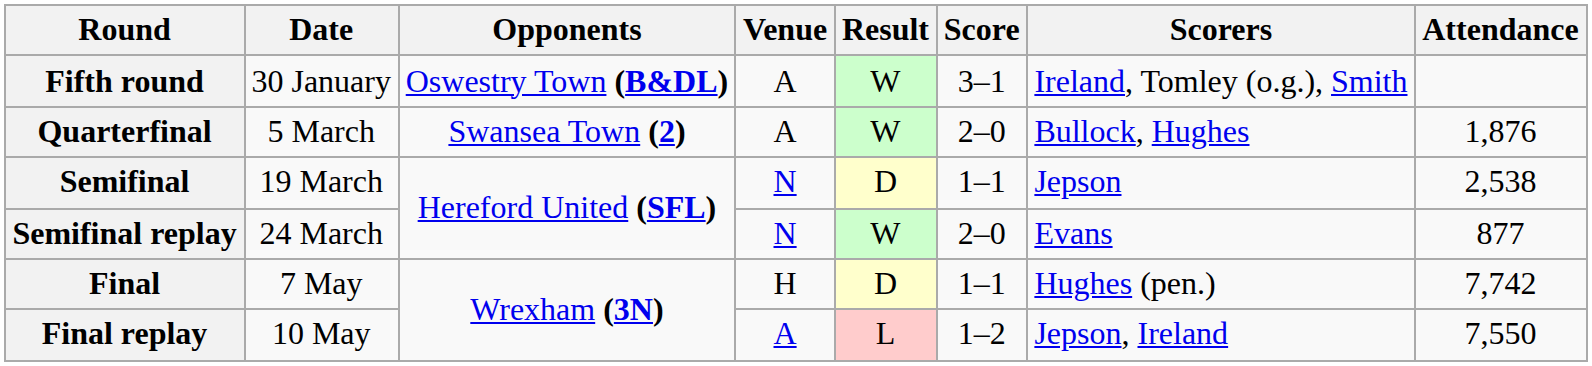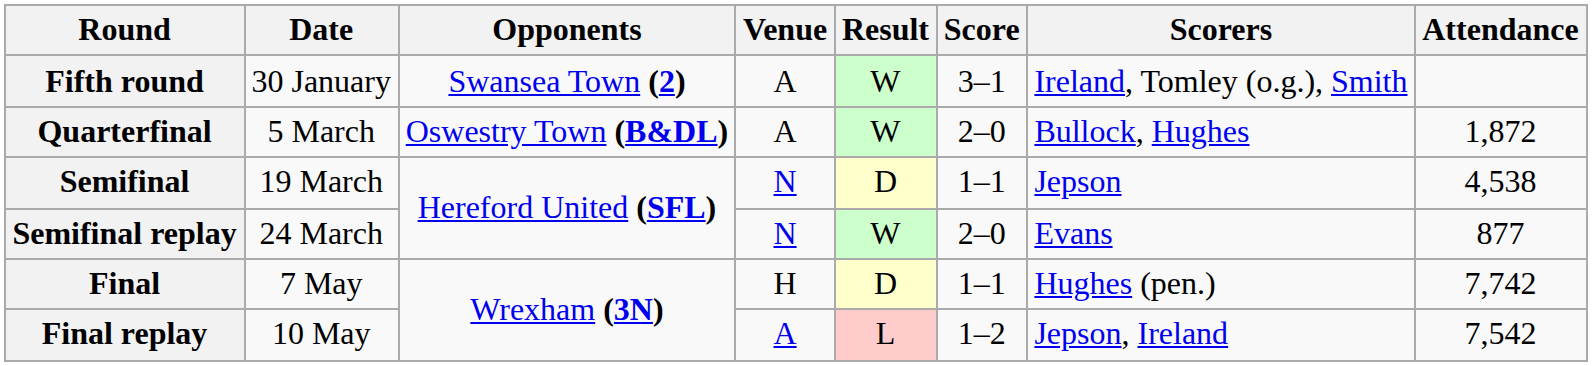(567, 80) Oswestry Town (B&DL) -> (567, 80) Swansea Town (2)
(567, 131) Swansea Town (2) -> (567, 131) Oswestry Town (B&DL)
(1500, 131) 1,876 -> (1500, 131) 1,872
(1500, 182) 2,538 -> (1500, 182) 4,538
(1500, 334) 7,550 -> (1500, 334) 7,542
